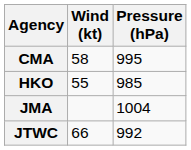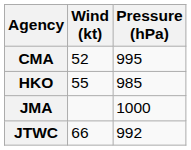(80, 58) 58 -> (80, 58) 52
(133, 108) 1004 -> (133, 108) 1000
